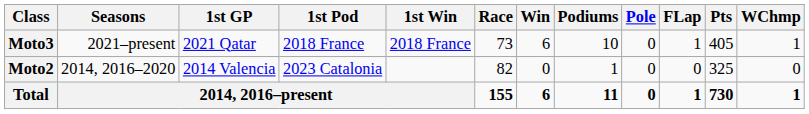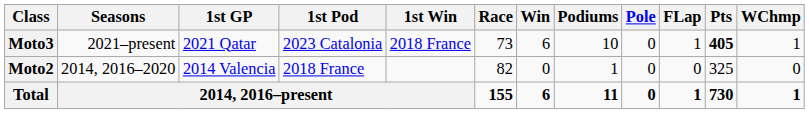(324, 43) 2018 France -> (333, 43) 2023 Catalonia
(721, 43) normal -> (721, 43) bold
(333, 69) 2023 Catalonia -> (324, 69) 2018 France
